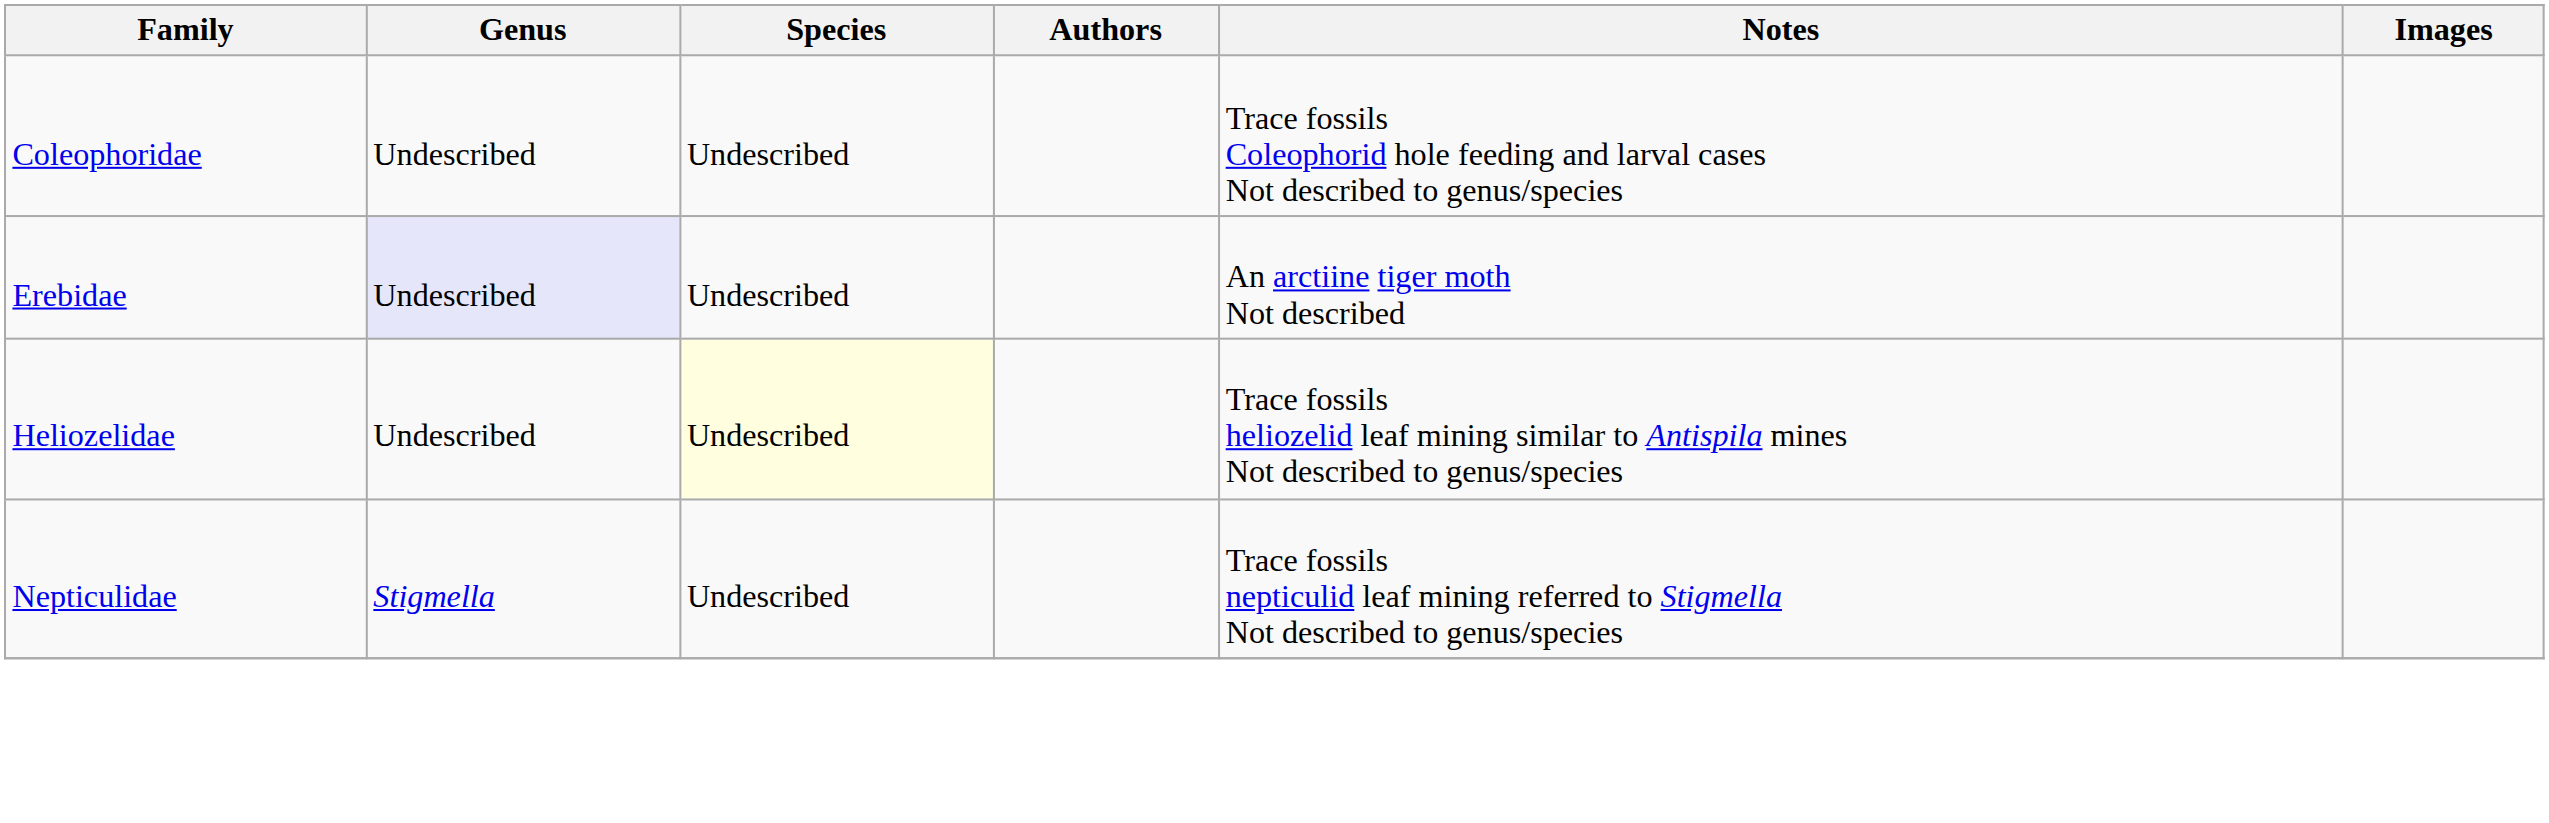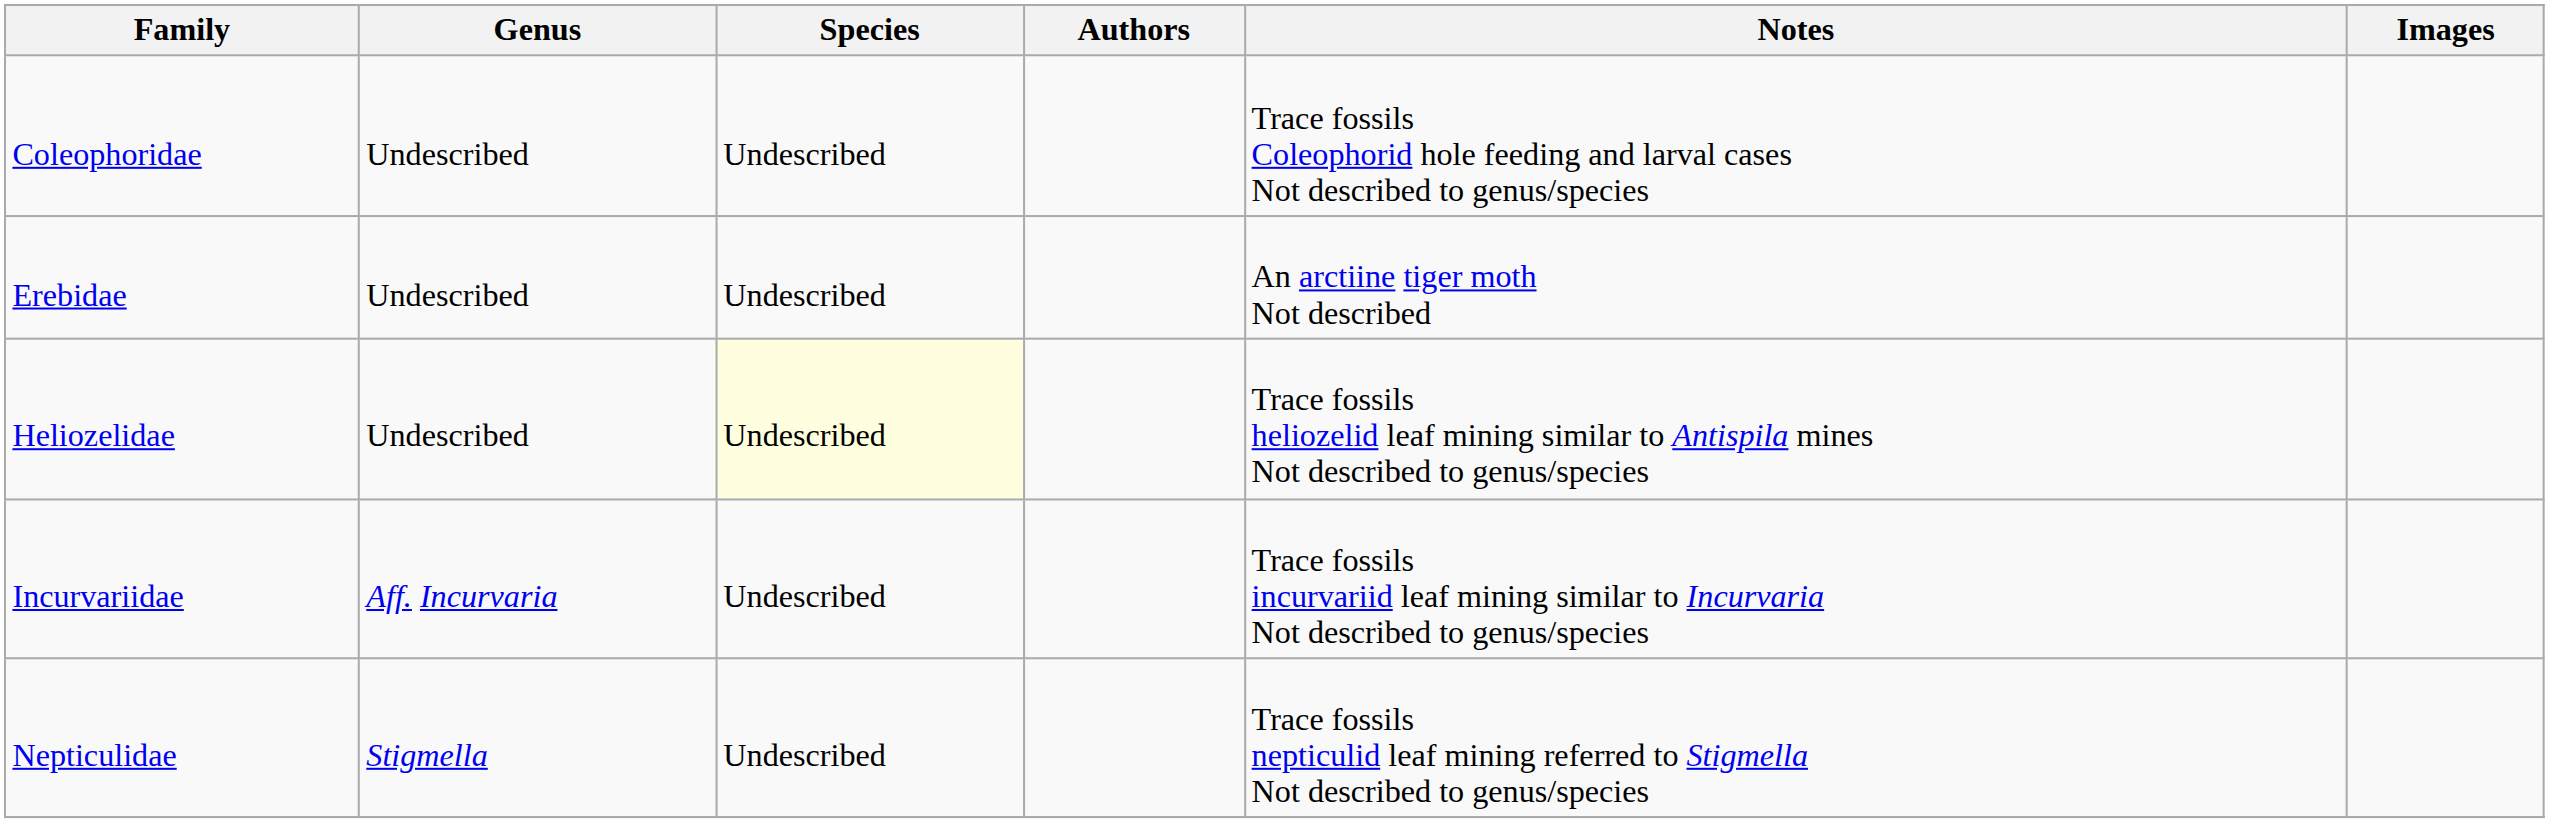(455, 294) lavender background -> (448, 294) no background
+ row: (98, 595)
